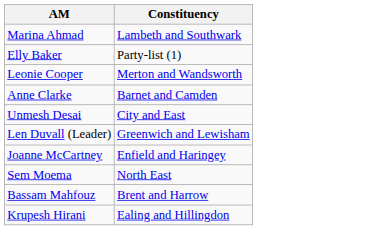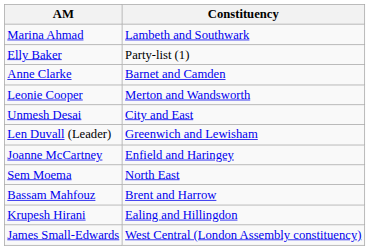rows swapped: (39, 94) <-> (45, 74)
+ row: (63, 235)
